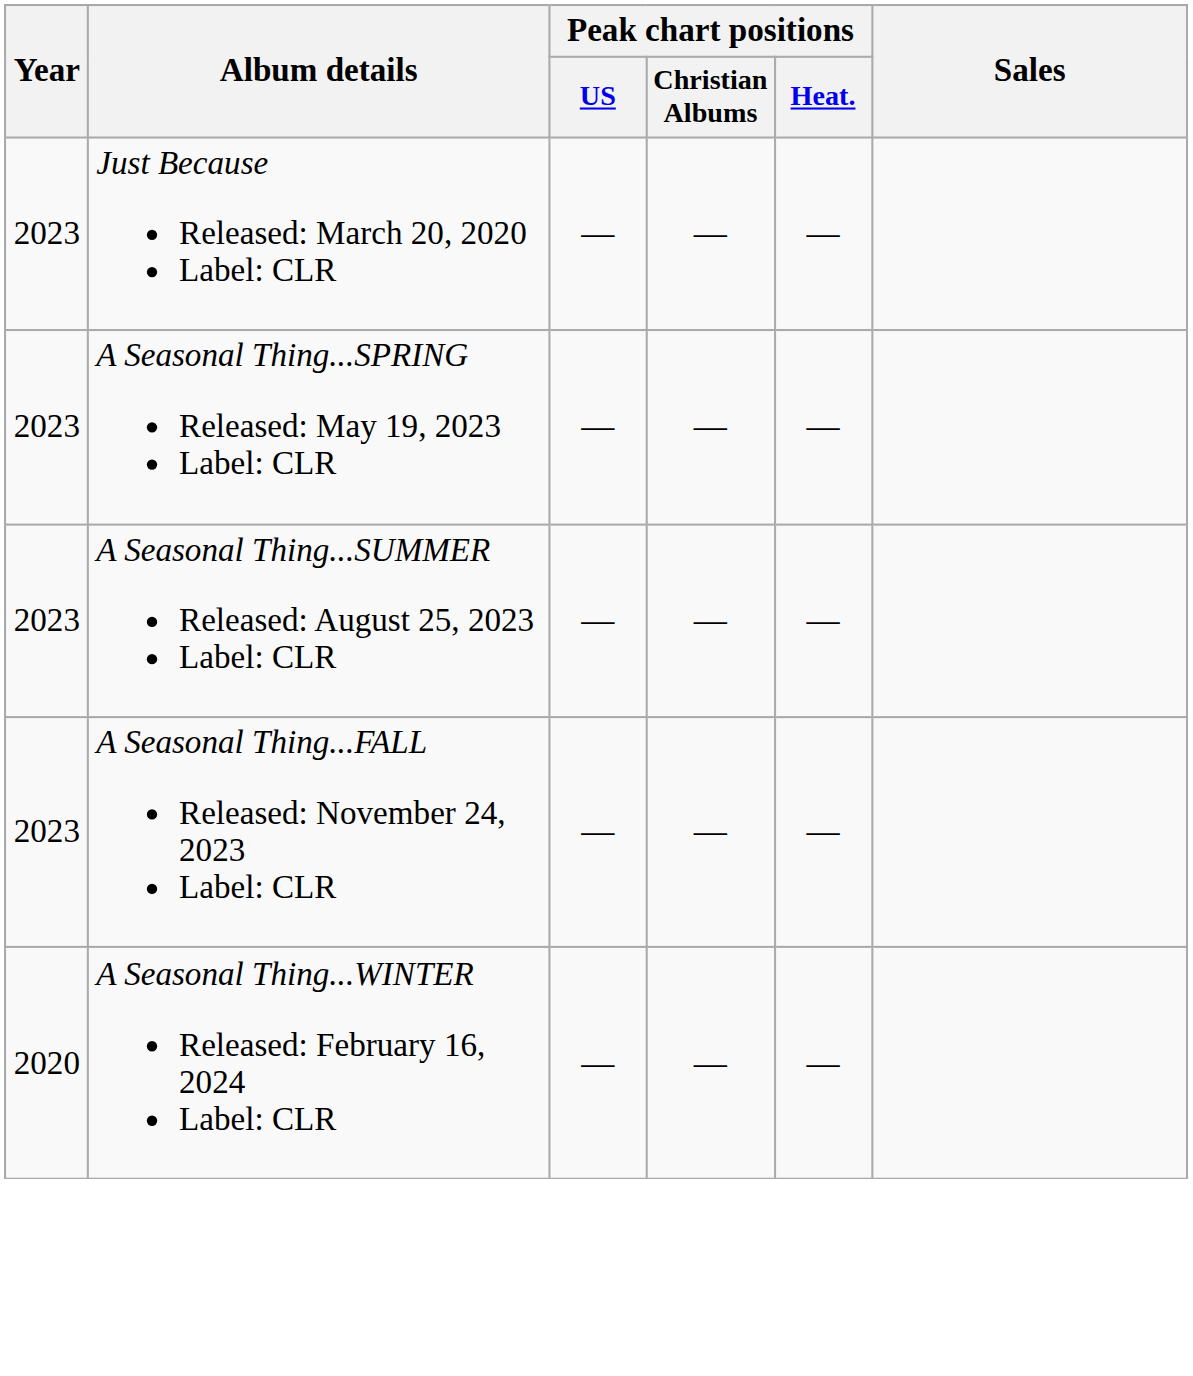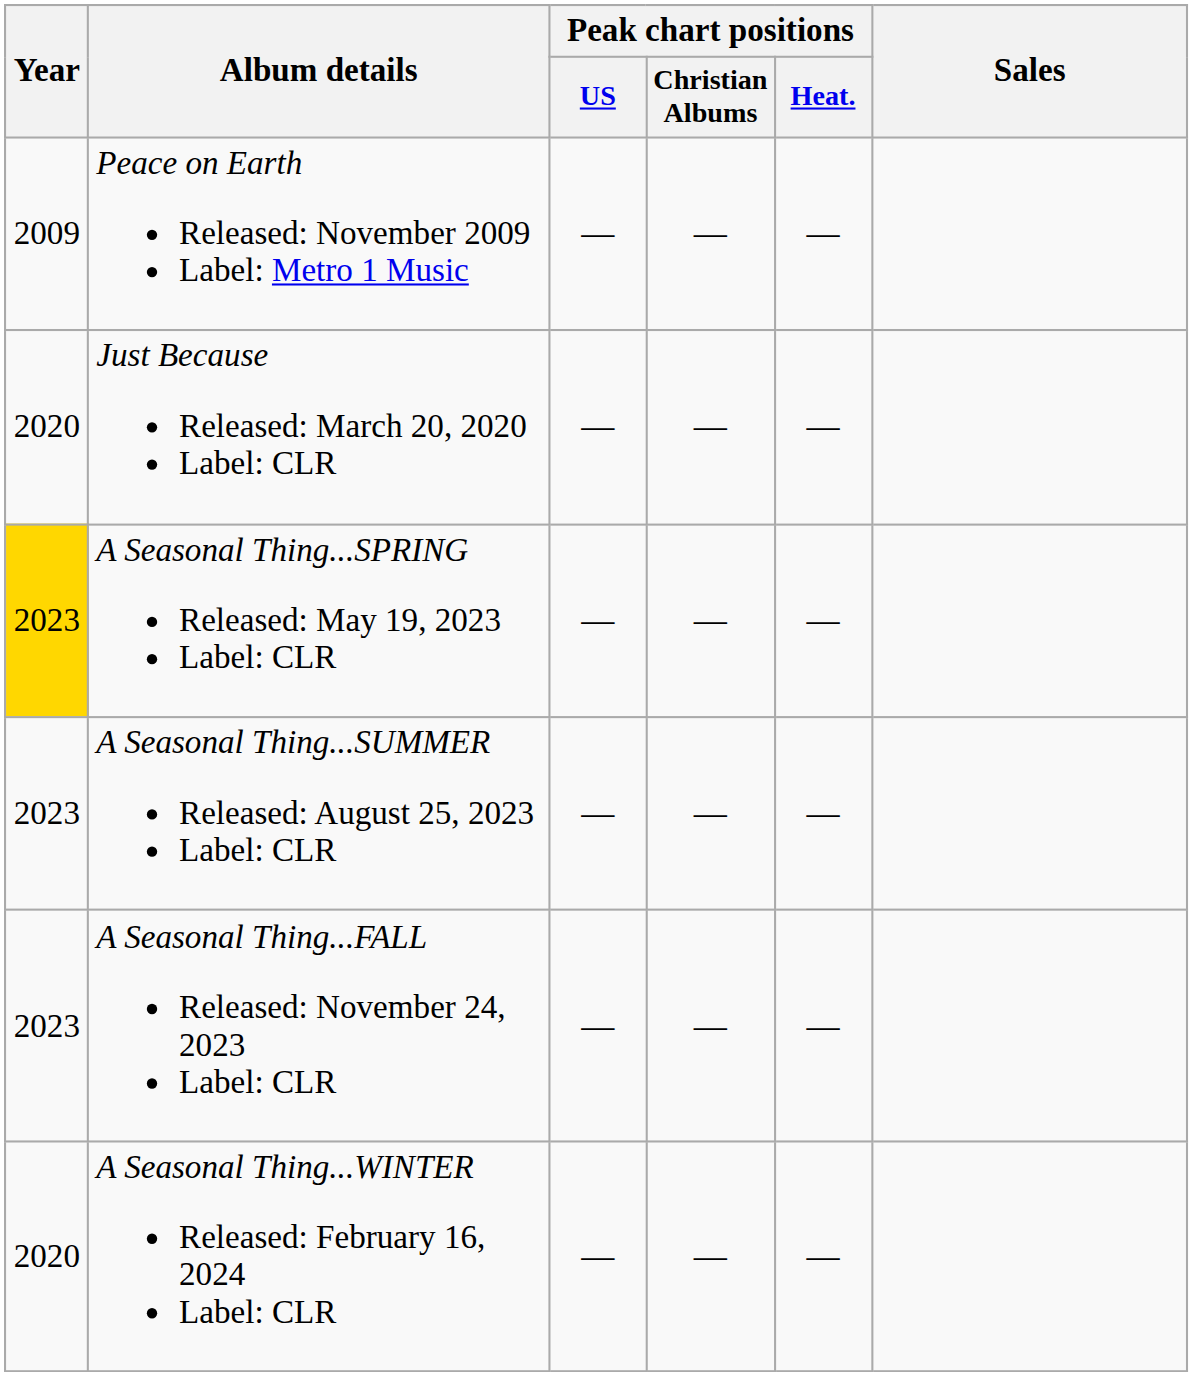+ row: (319, 217)
(47, 233) 2023 -> (47, 426) 2020
(47, 426) no background -> (47, 619) gold background
